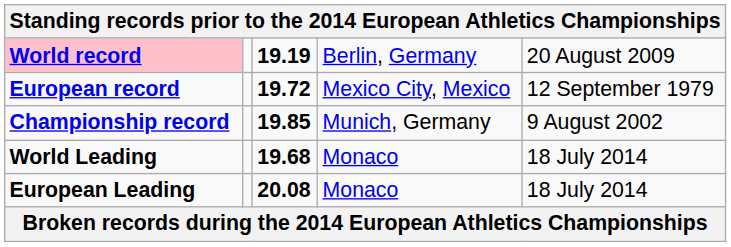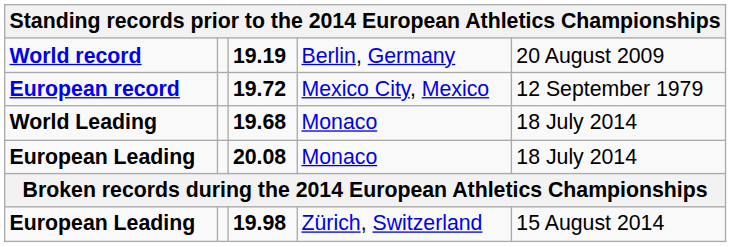(76, 55) pink background -> (76, 55) no background
- row: (284, 122)
+ row: (260, 223)
